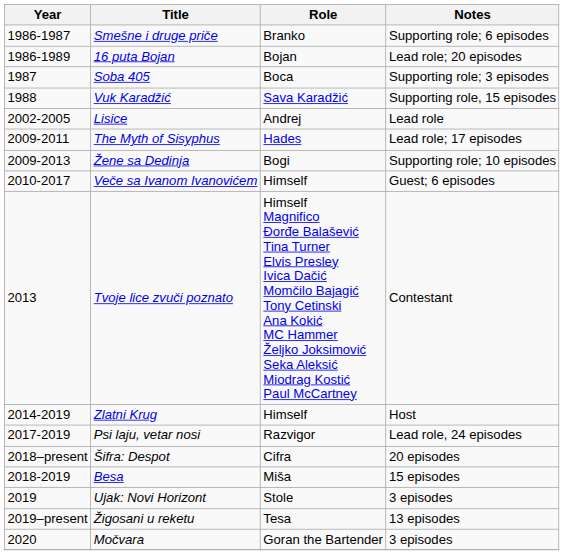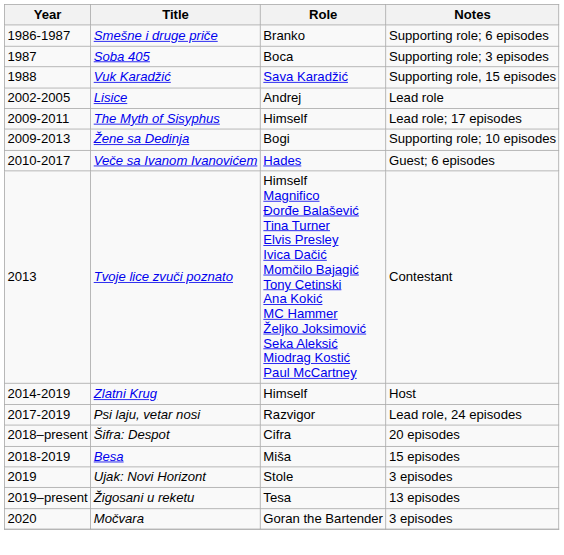- row: (134, 56)
(282, 139) Hades -> (285, 118) Himself
(285, 181) Himself -> (282, 160) Hades
